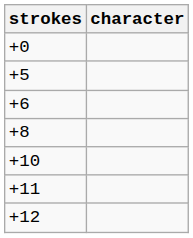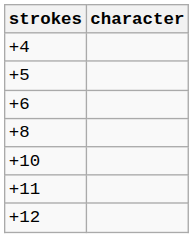- row: (19, 47)
+ row: (19, 47)
